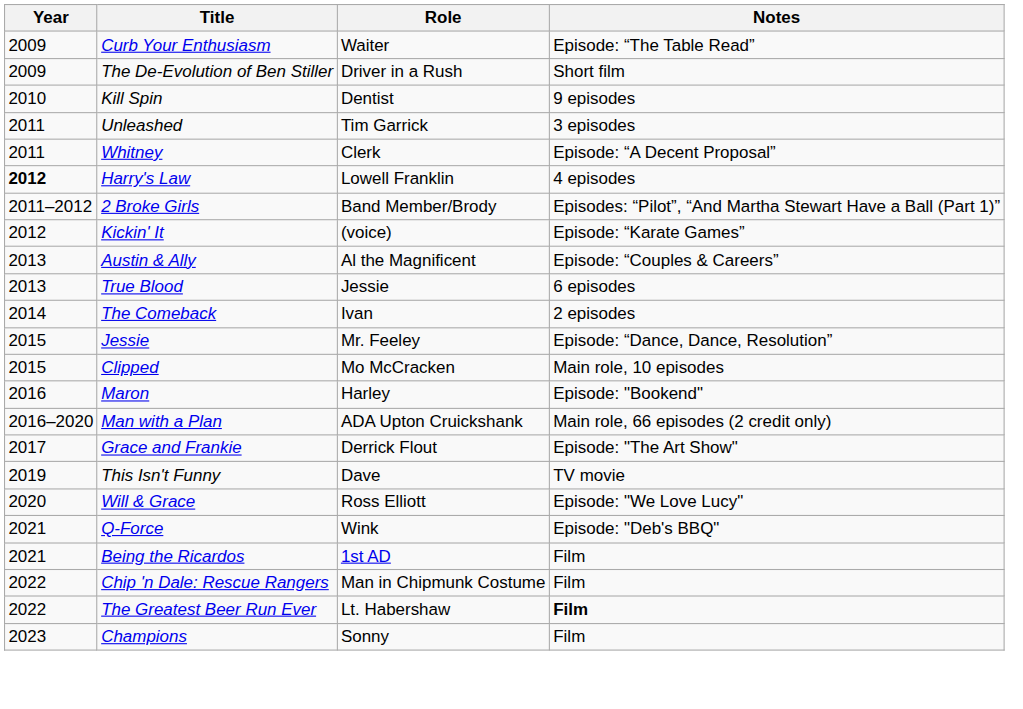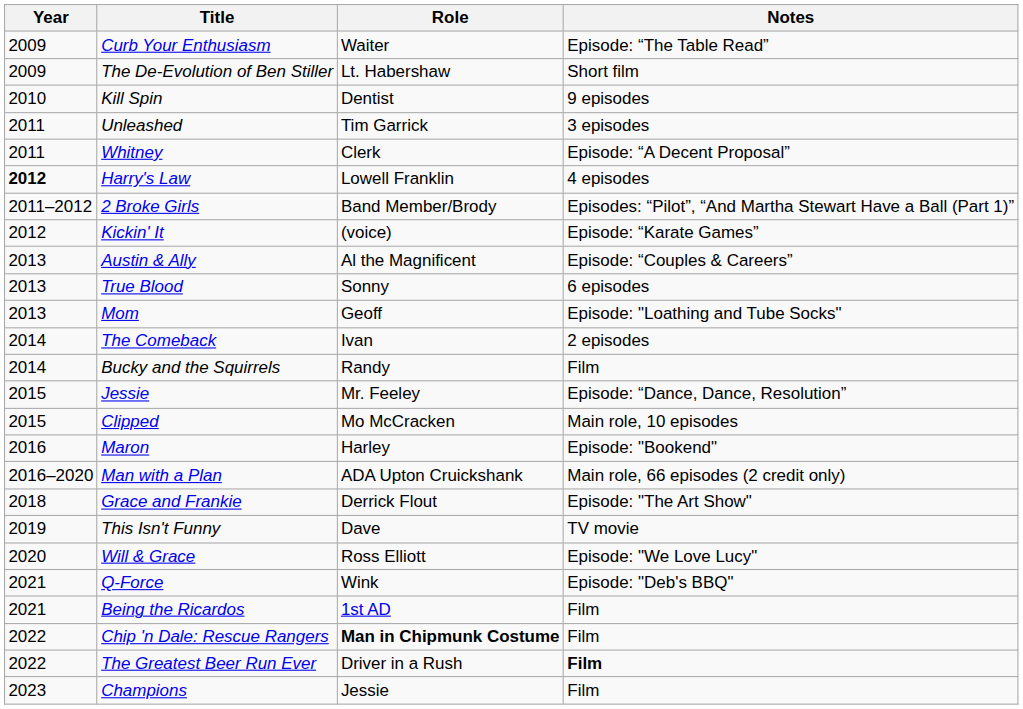(402, 71) Driver in a Rush -> (396, 71) Lt. Habershaw
(365, 286) Jessie -> (365, 286) Sonny
+ row: (120, 313)
+ row: (191, 367)
(27, 448) 2017 -> (27, 502) 2018
(443, 582) normal -> (450, 636) bold
(396, 609) Lt. Habershaw -> (402, 663) Driver in a Rush
(365, 636) Sonny -> (365, 690) Jessie
